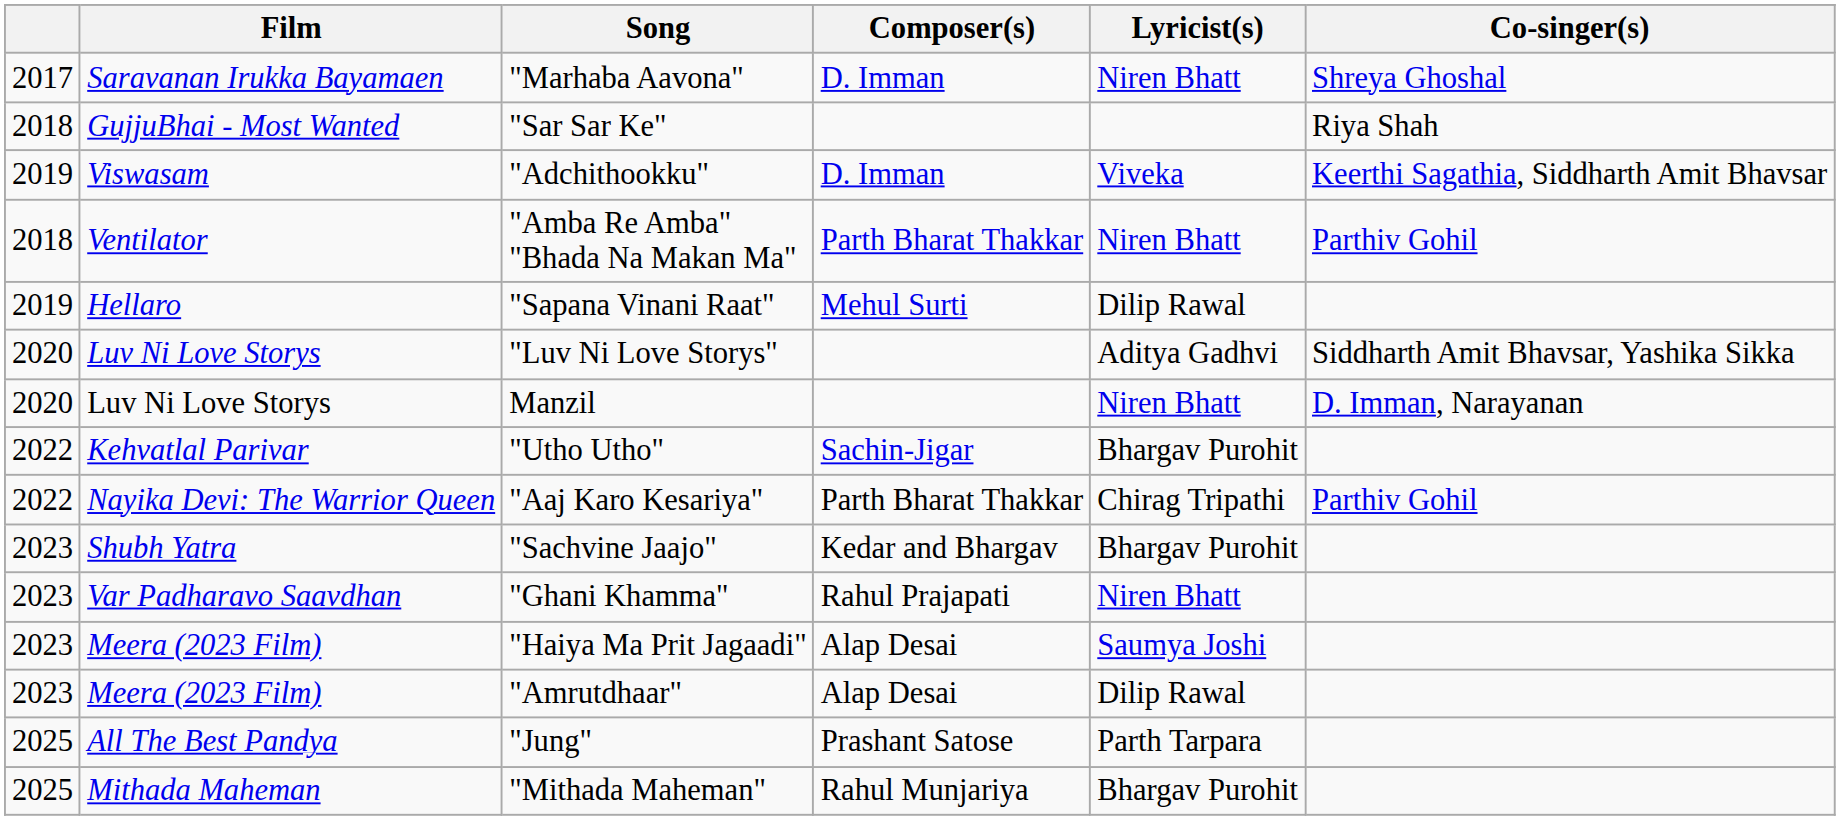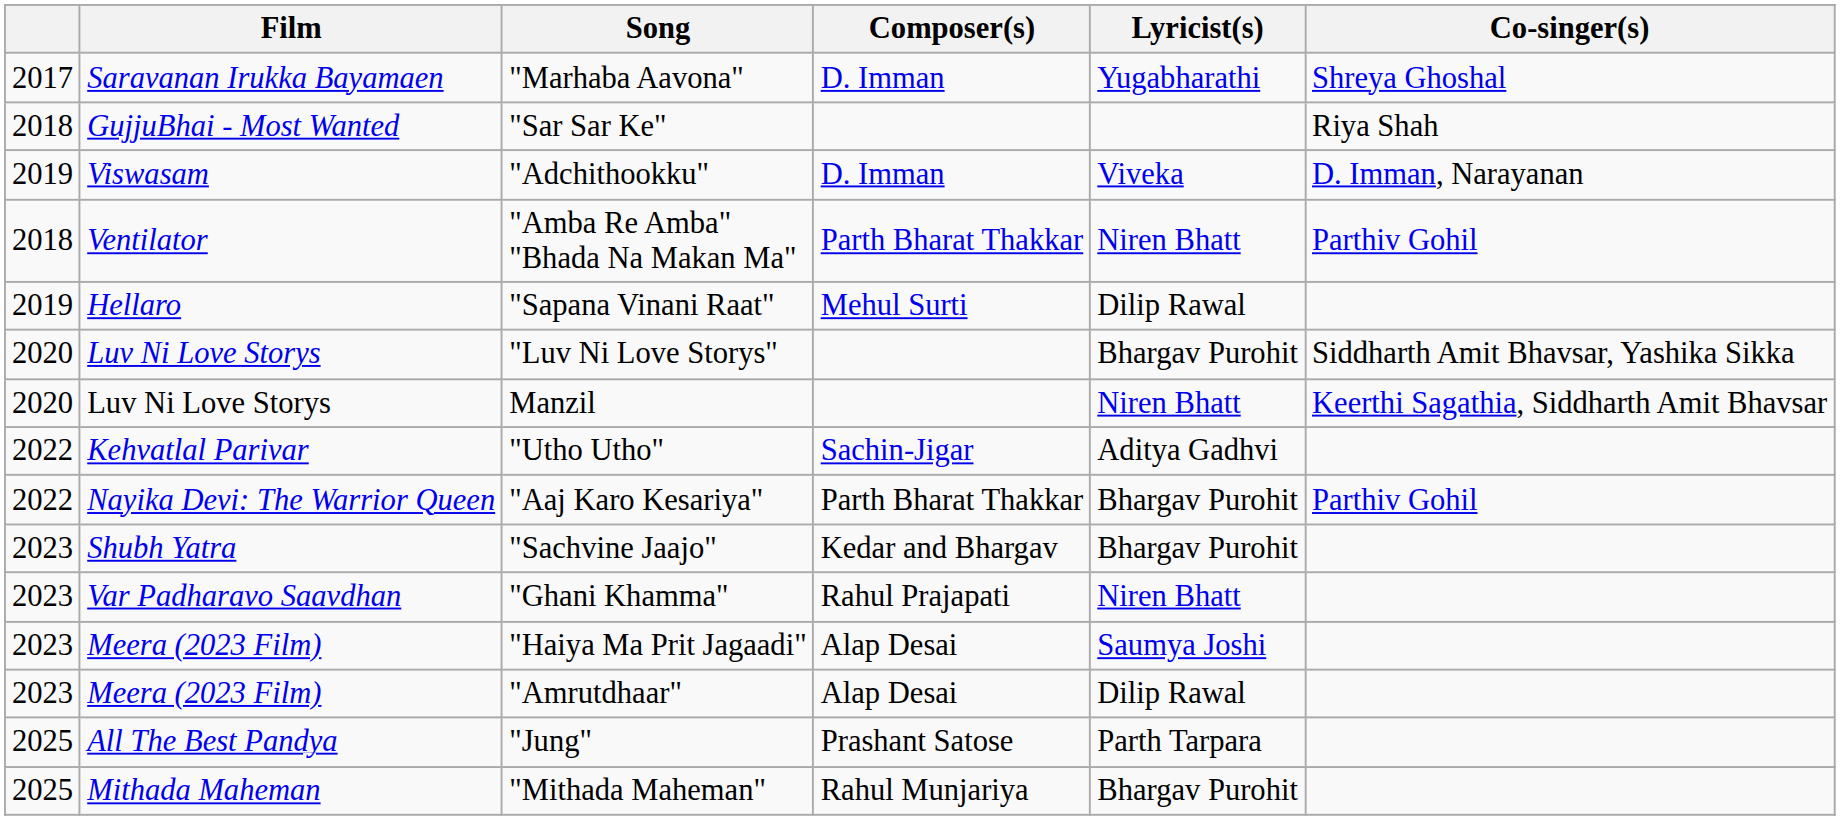(1169, 77) Niren Bhatt -> (1179, 77) Yugabharathi
(1570, 174) Keerthi Sagathia, Siddharth Amit Bhavsar -> (1448, 174) D. Imman, Narayanan
(1188, 353) Aditya Gadhvi -> (1198, 353) Bhargav Purohit
(1448, 402) D. Imman, Narayanan -> (1570, 402) Keerthi Sagathia, Siddharth Amit Bhavsar
(1198, 450) Bhargav Purohit -> (1188, 450) Aditya Gadhvi
(1191, 499) Chirag Tripathi -> (1198, 499) Bhargav Purohit
